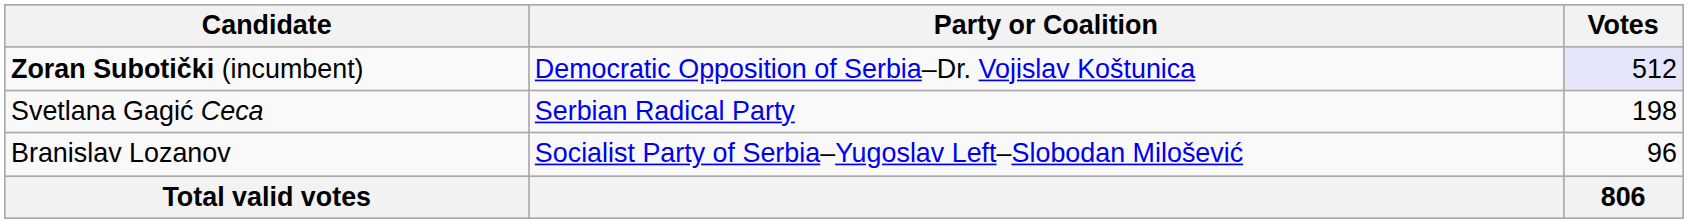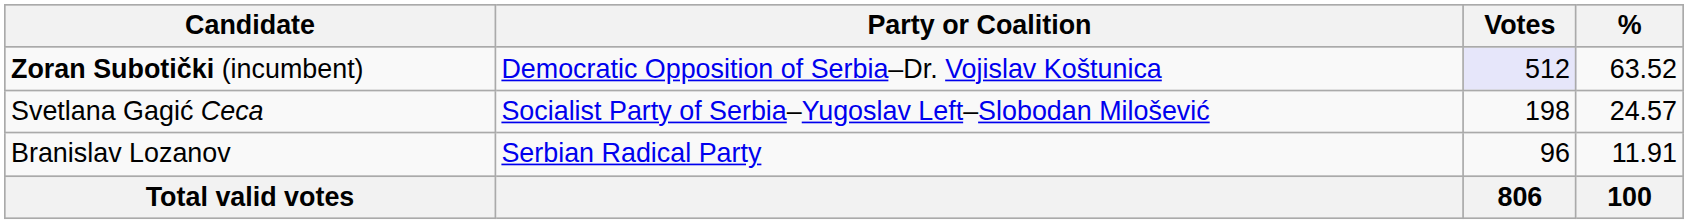+ column: (1630, 25)
(665, 111) Serbian Radical Party -> (856, 111) Socialist Party of Serbia–Yugoslav Left–Slobodan Milošević
(889, 153) Socialist Party of Serbia–Yugoslav Left–Slobodan Milošević -> (631, 153) Serbian Radical Party
